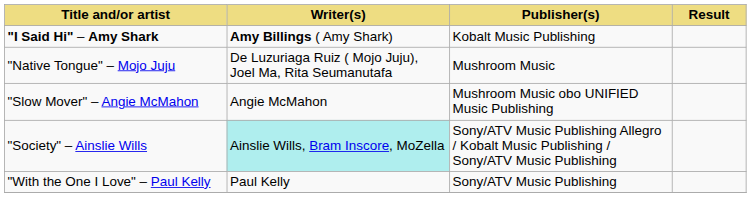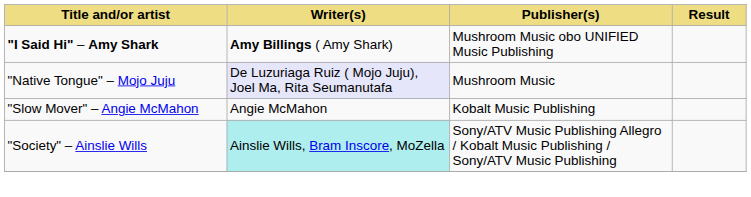(524, 36) Kobalt Music Publishing -> (546, 44) Mushroom Music obo UNIFIED Music Publishing
(324, 65) no background -> (324, 80) lavender background
(546, 101) Mushroom Music obo UNIFIED Music Publishing -> (524, 109) Kobalt Music Publishing
- row: (109, 182)
